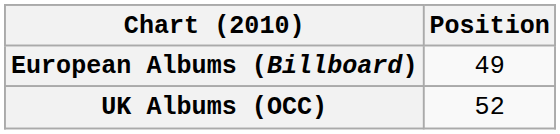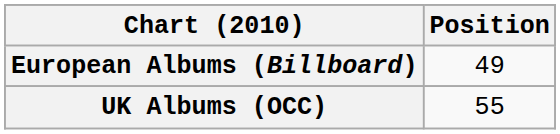(490, 107) 52 -> (490, 107) 55
